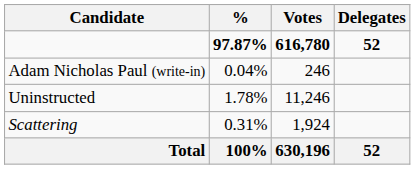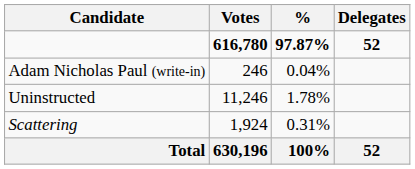columns swapped: (303, 17) <-> (240, 17)
